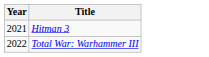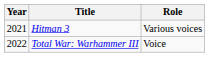+ column: (173, 12)
